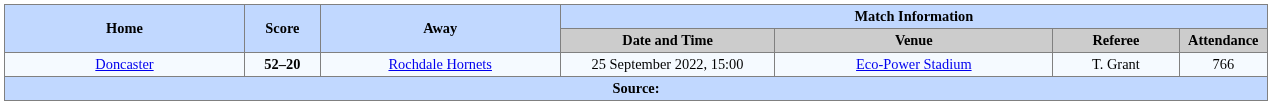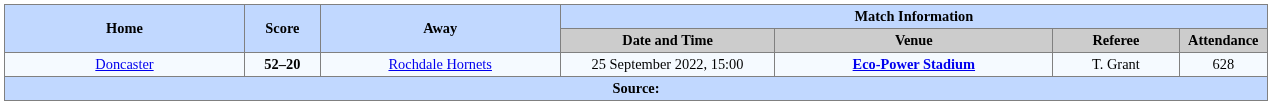(914, 64) normal -> (914, 64) bold
(1223, 64) 766 -> (1223, 64) 628
